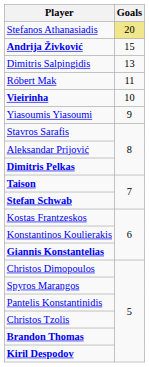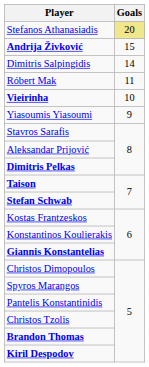(129, 64) 13 -> (129, 64) 14
